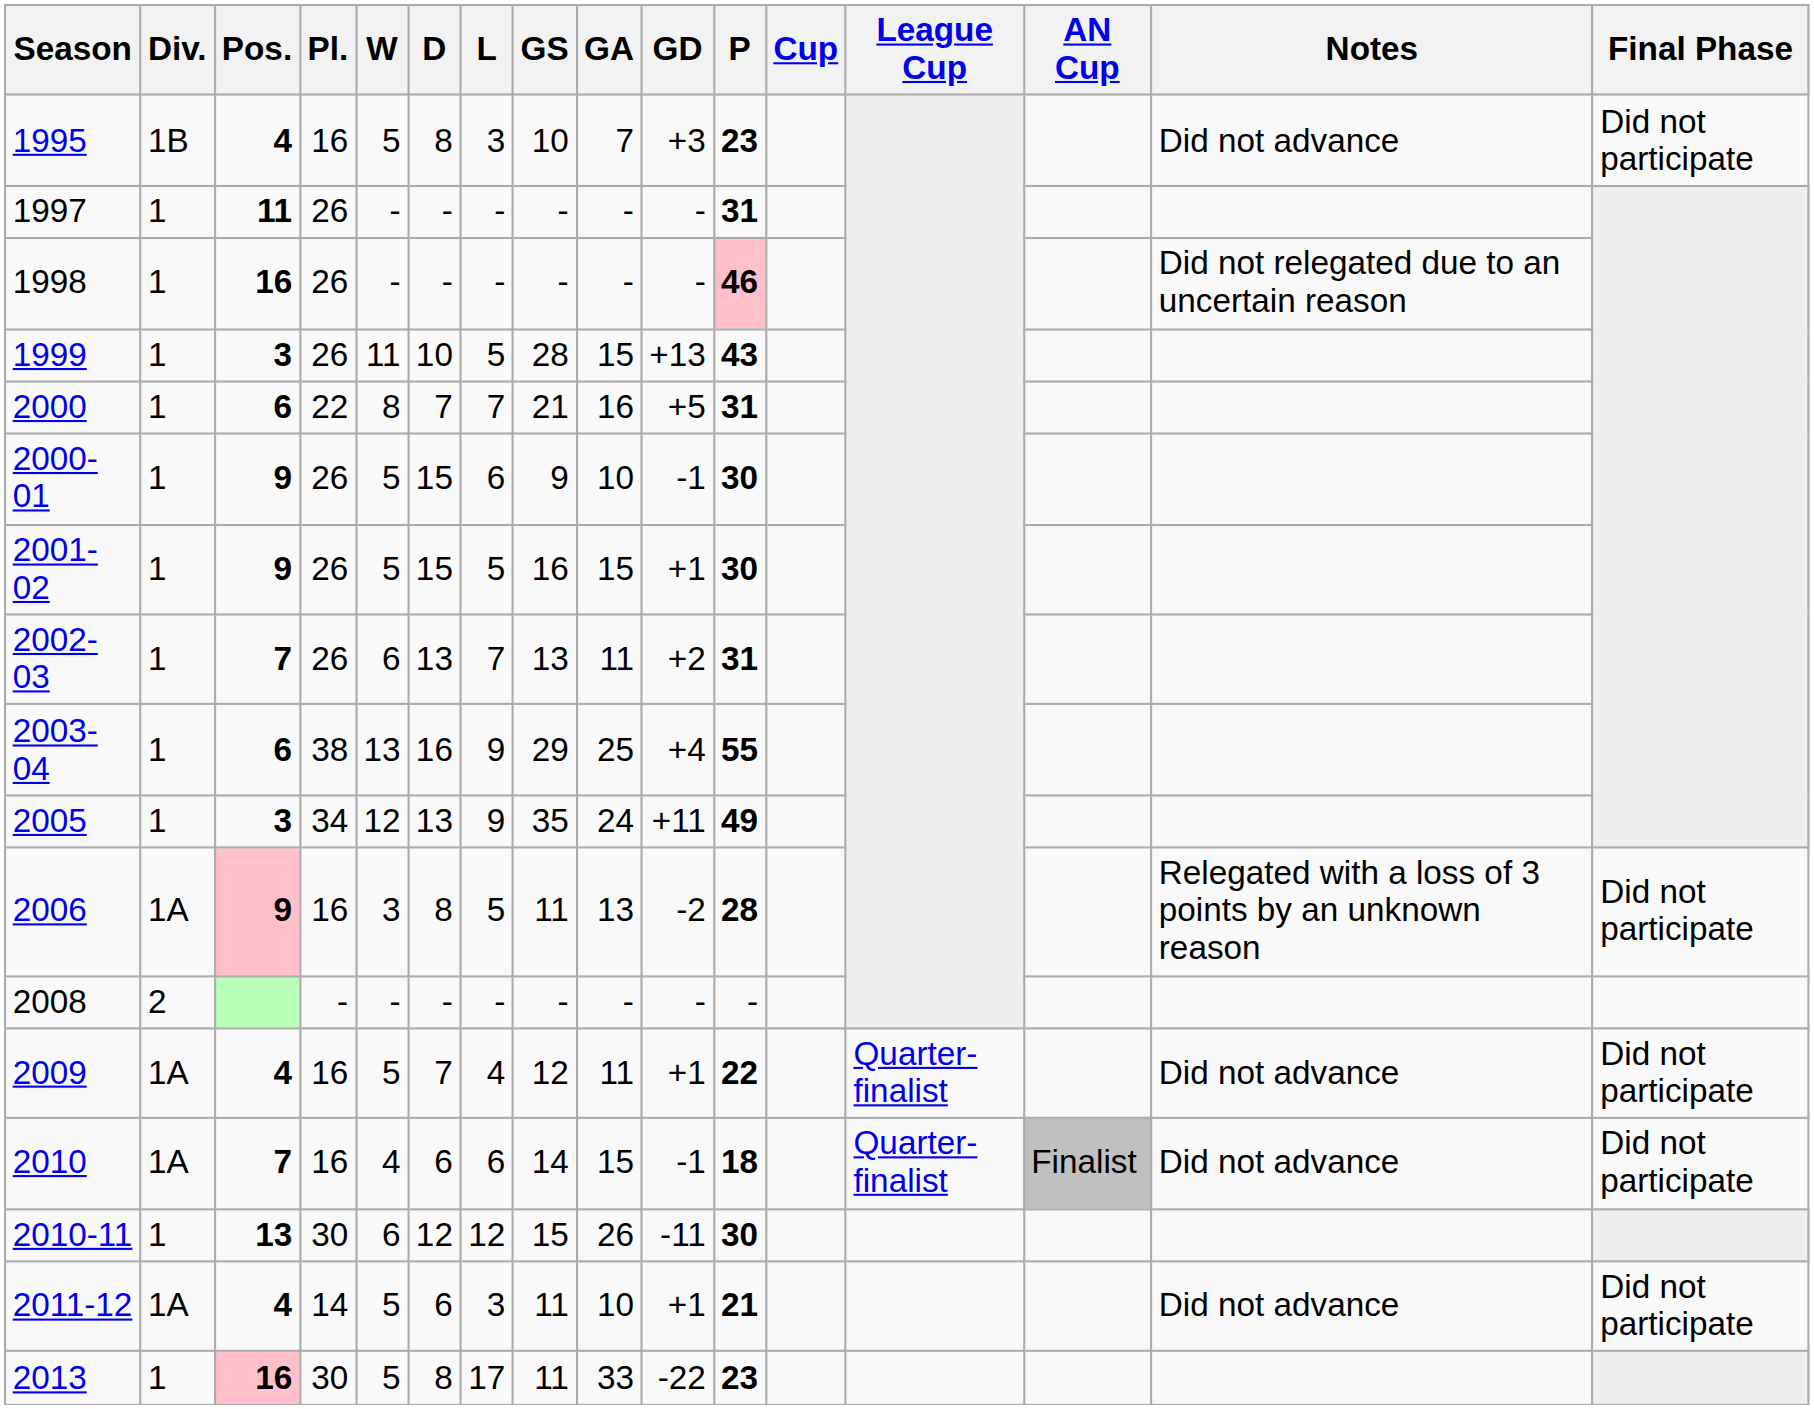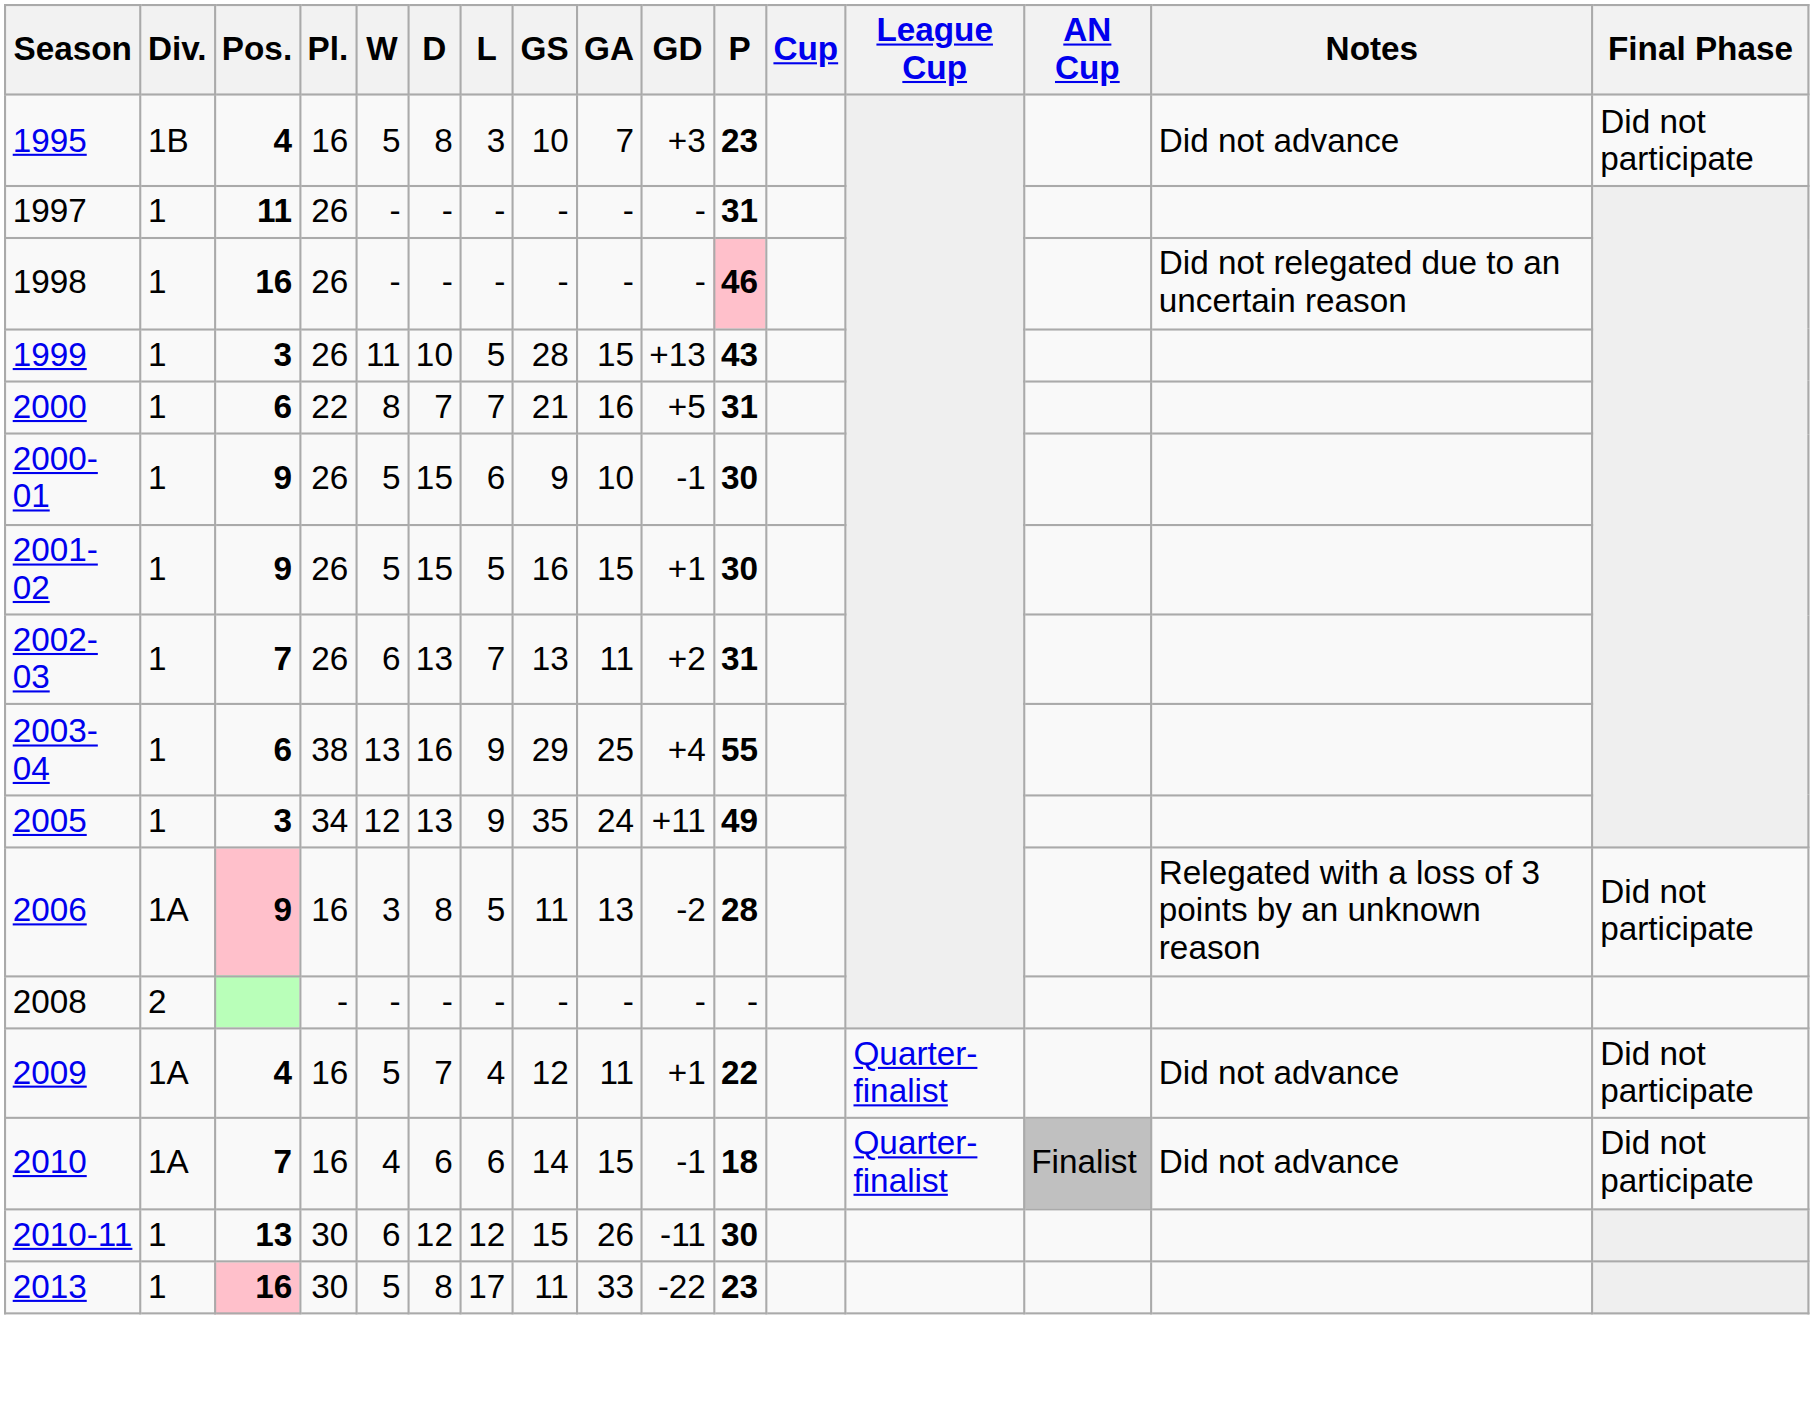- row: (73, 1305)
